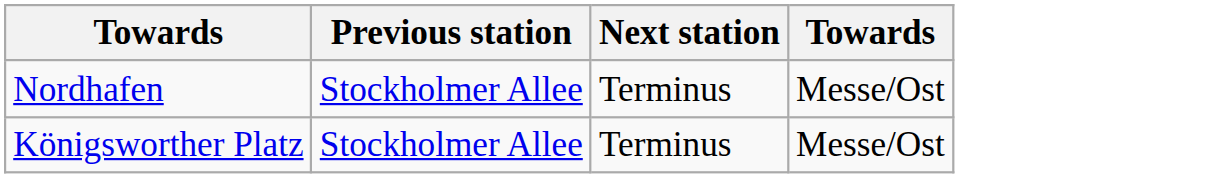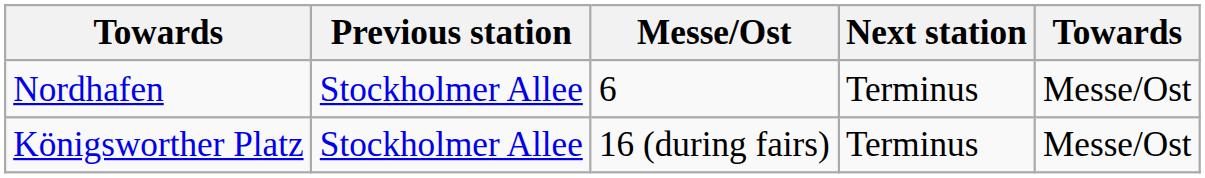+ column: (714, 32)
